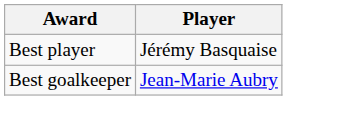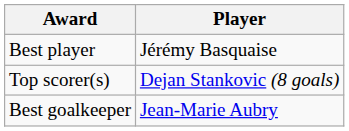+ row: (59, 79)
